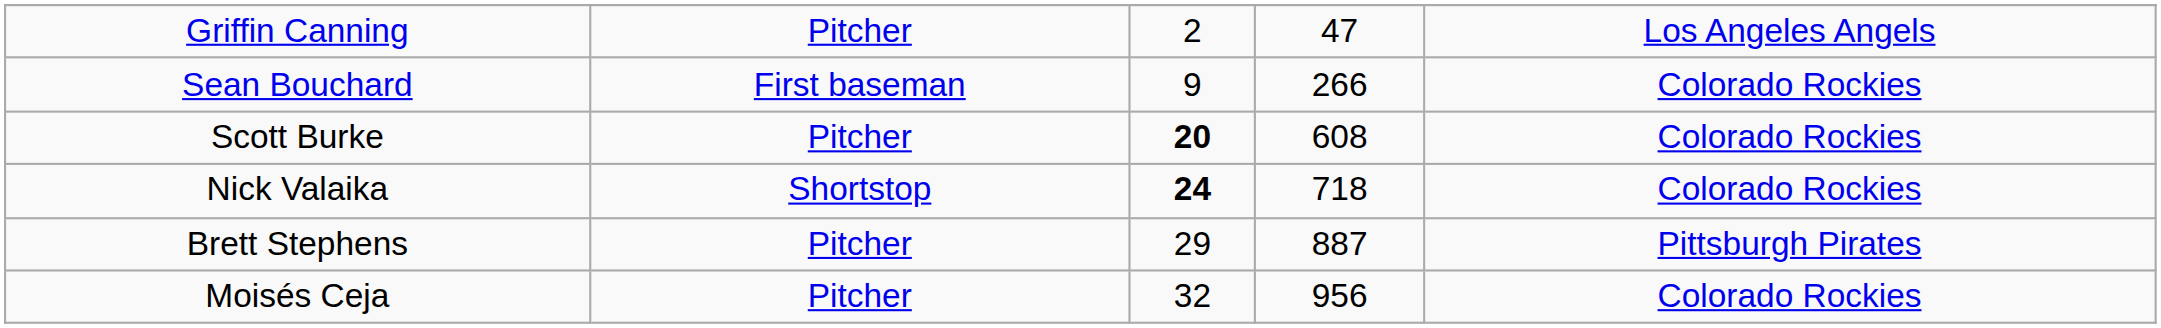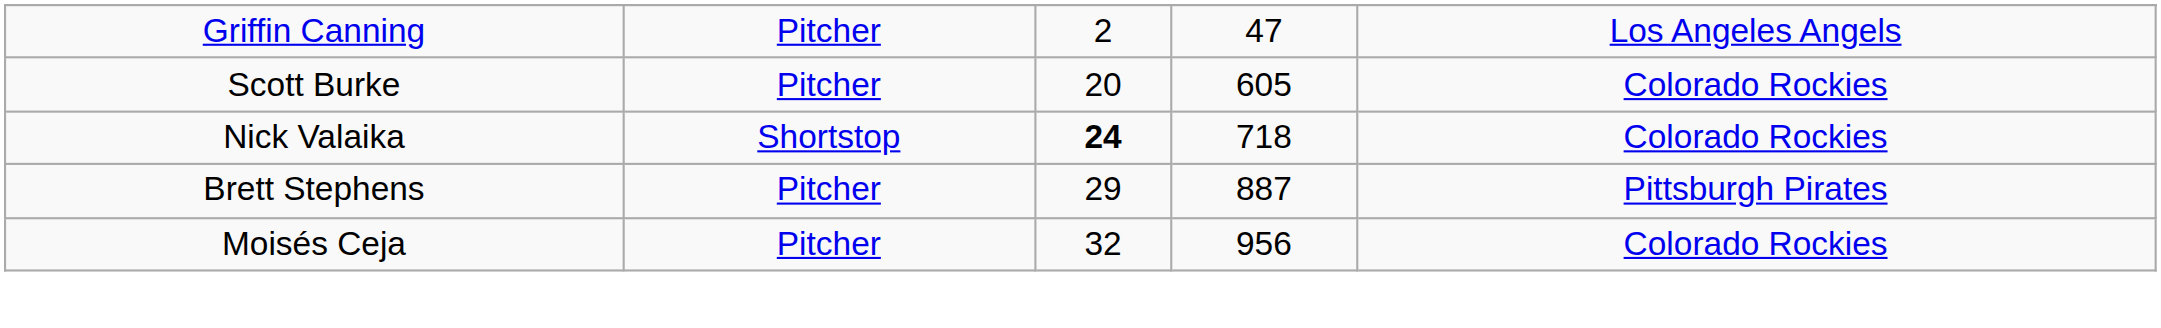- row: (297, 84)
(1192, 137) bold -> (1103, 84) normal
(1340, 137) 608 -> (1264, 84) 605
